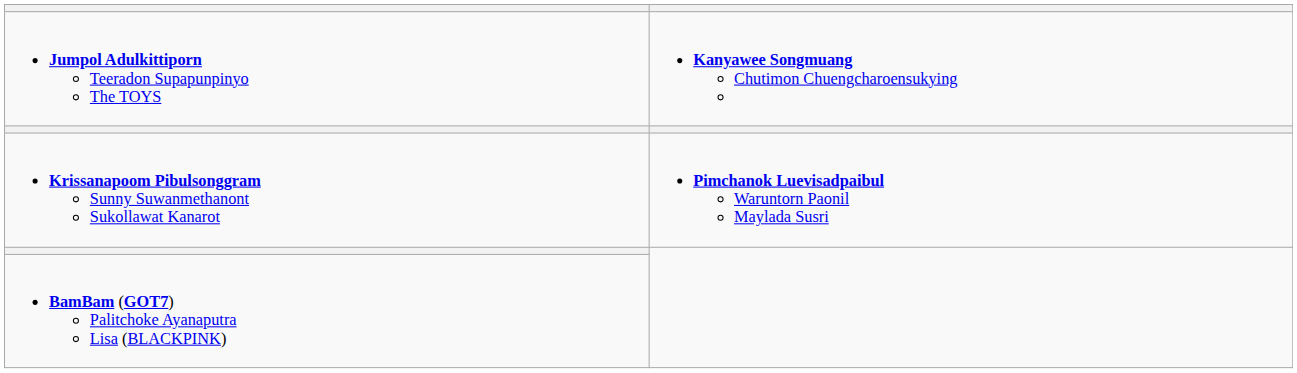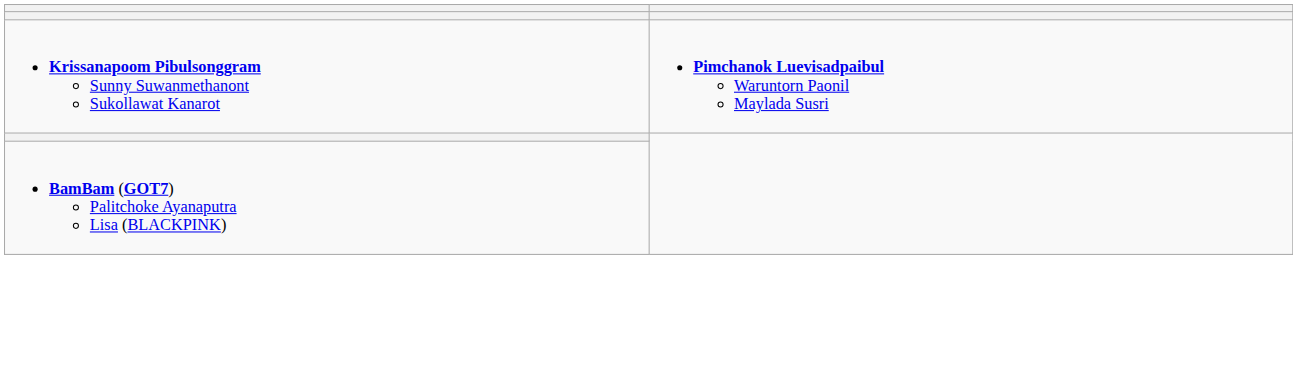- row: (327, 78)
